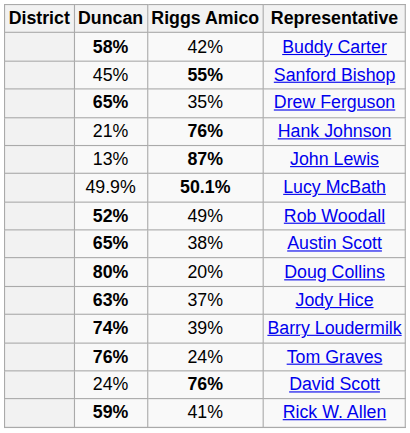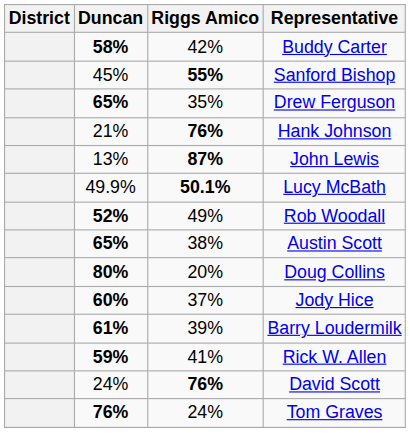(111, 300) 63% -> (111, 300) 60%
(111, 328) 74% -> (111, 328) 61%
rows swapped: (335, 412) <-> (335, 356)
